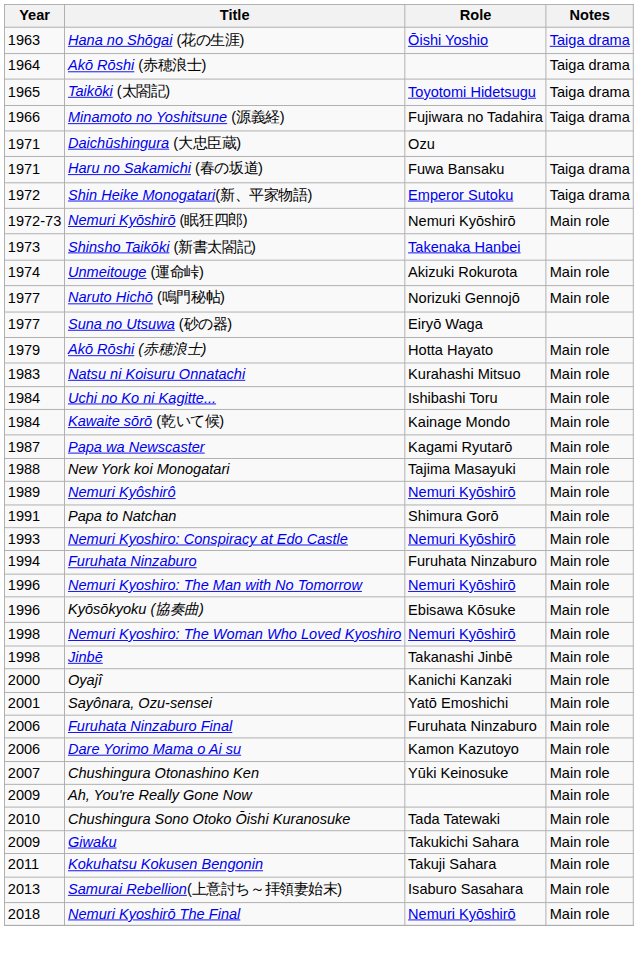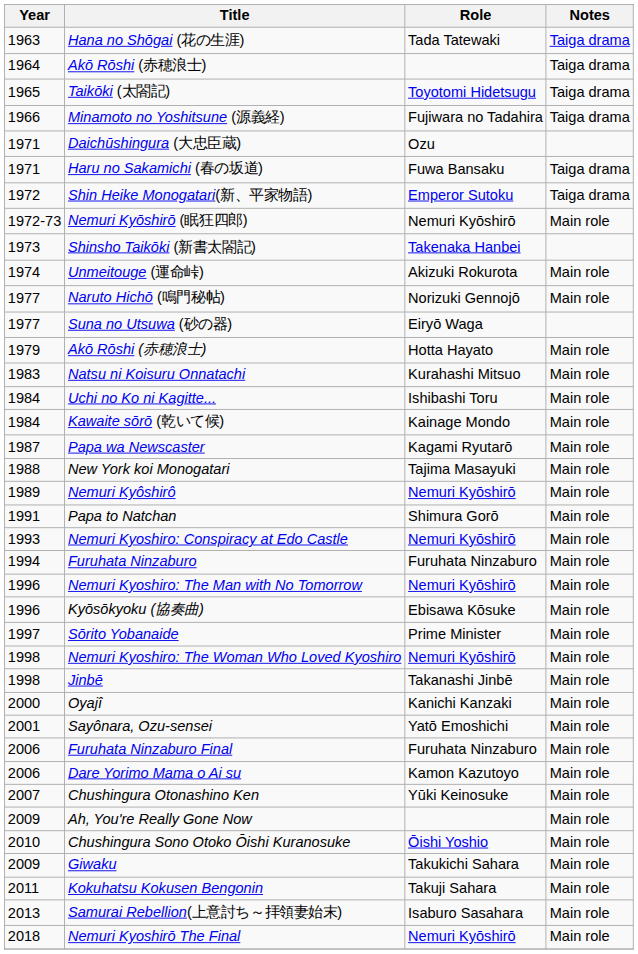(448, 40) Ōishi Yoshio -> (454, 40) Tada Tatewaki
+ row: (24, 634)
(454, 819) Tada Tatewaki -> (448, 842) Ōishi Yoshio
